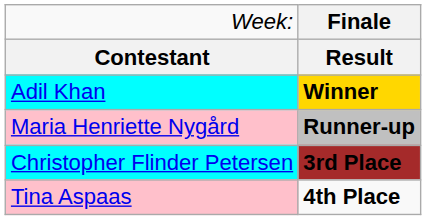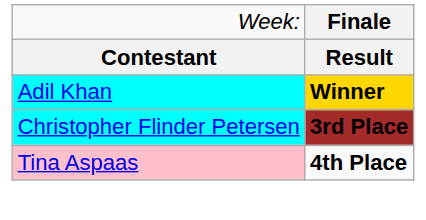- row: (125, 127)
